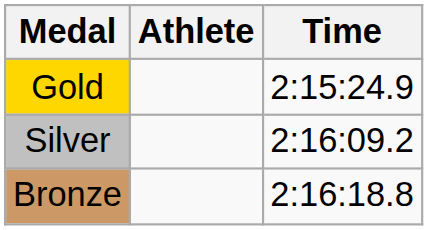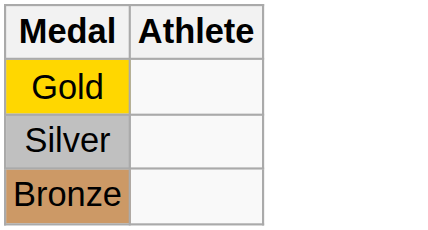- column: (342, 31)
